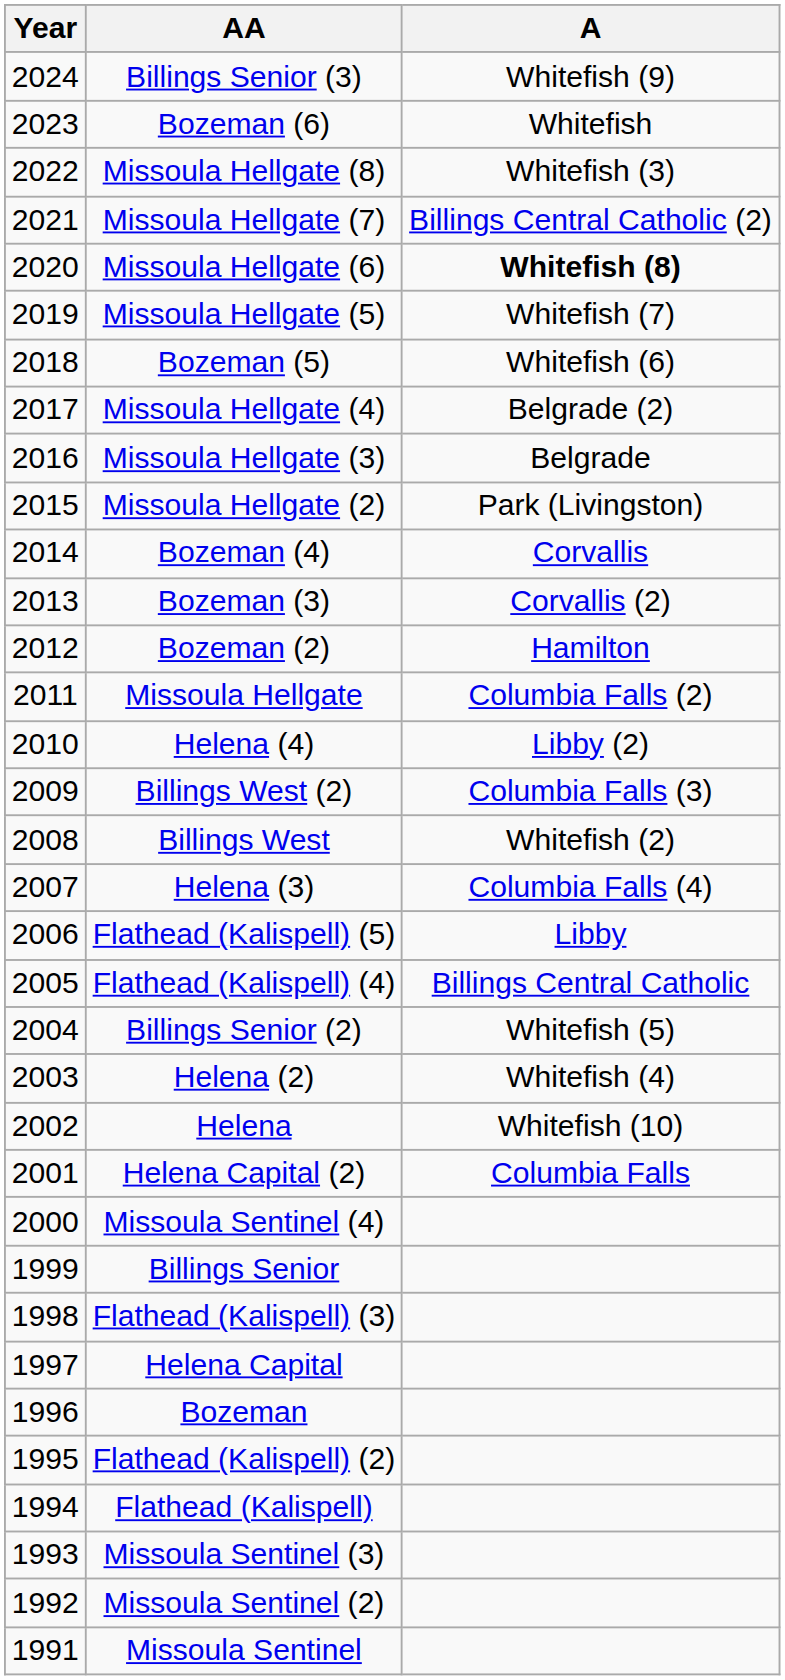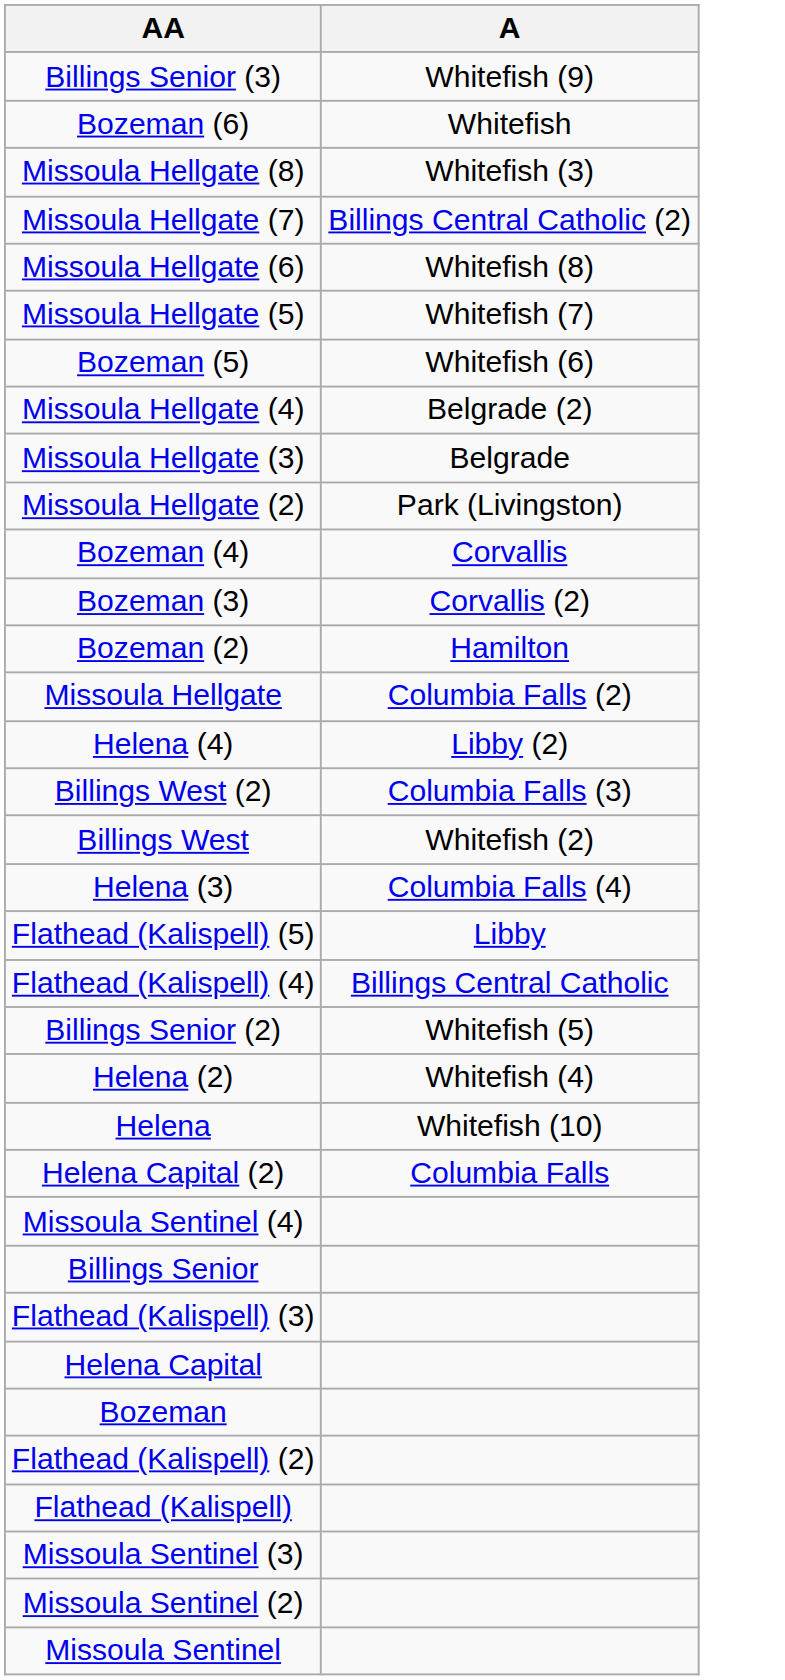- column: (45, 28)
(591, 266) bold -> (510, 266) normal
